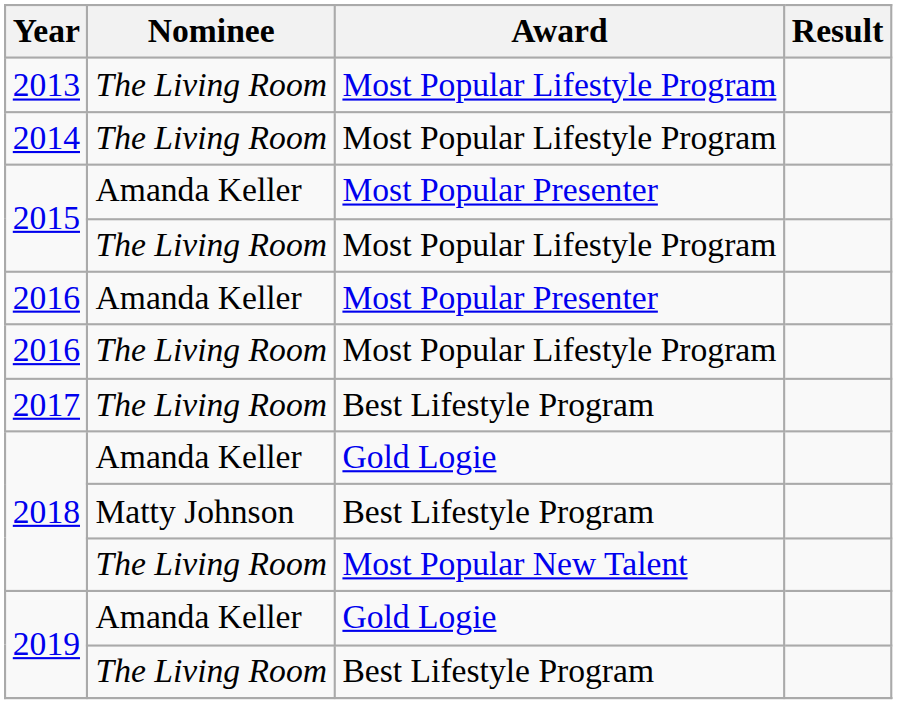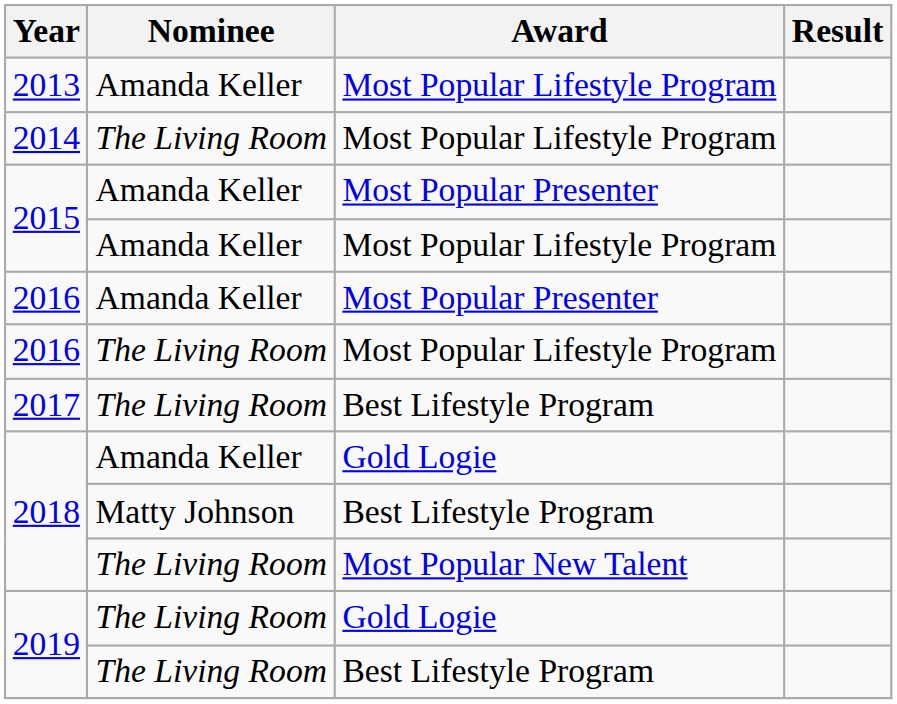(211, 84) The Living Room -> (199, 84) Amanda Keller
(211, 244) The Living Room -> (199, 244) Amanda Keller
(199, 617) Amanda Keller -> (211, 617) The Living Room
